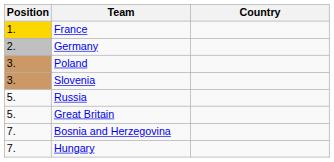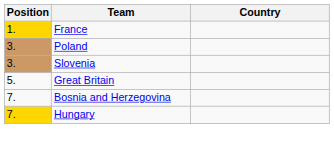- row: (76, 47)
- row: (70, 98)
(11, 149) no background -> (11, 115) gold background
